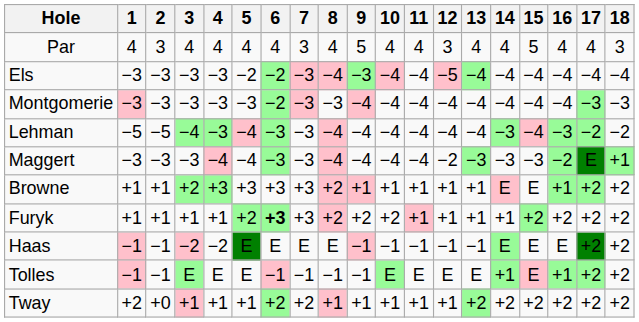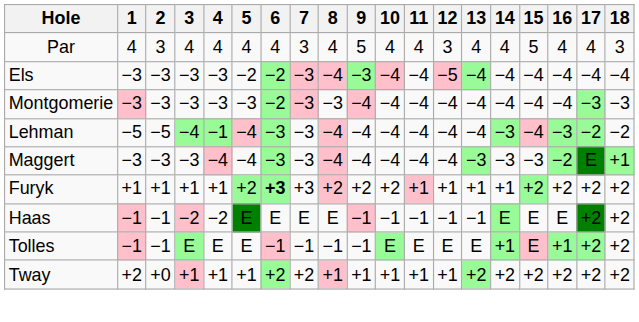(218, 132) −3 -> (218, 132) −1
(447, 160) −2 -> (447, 160) −4
- row: (39, 189)
